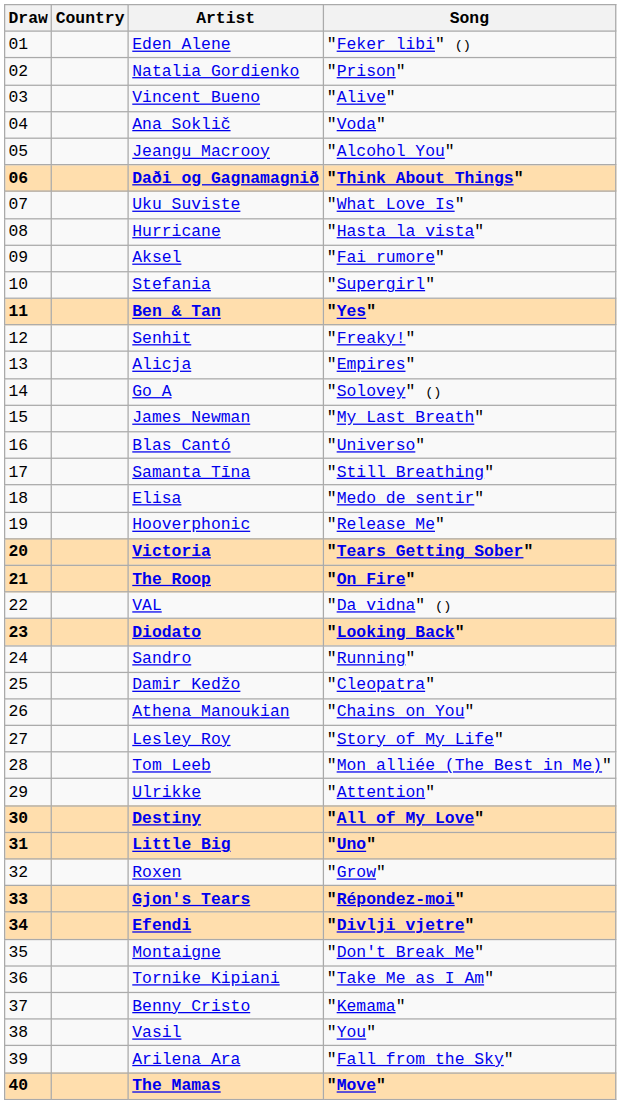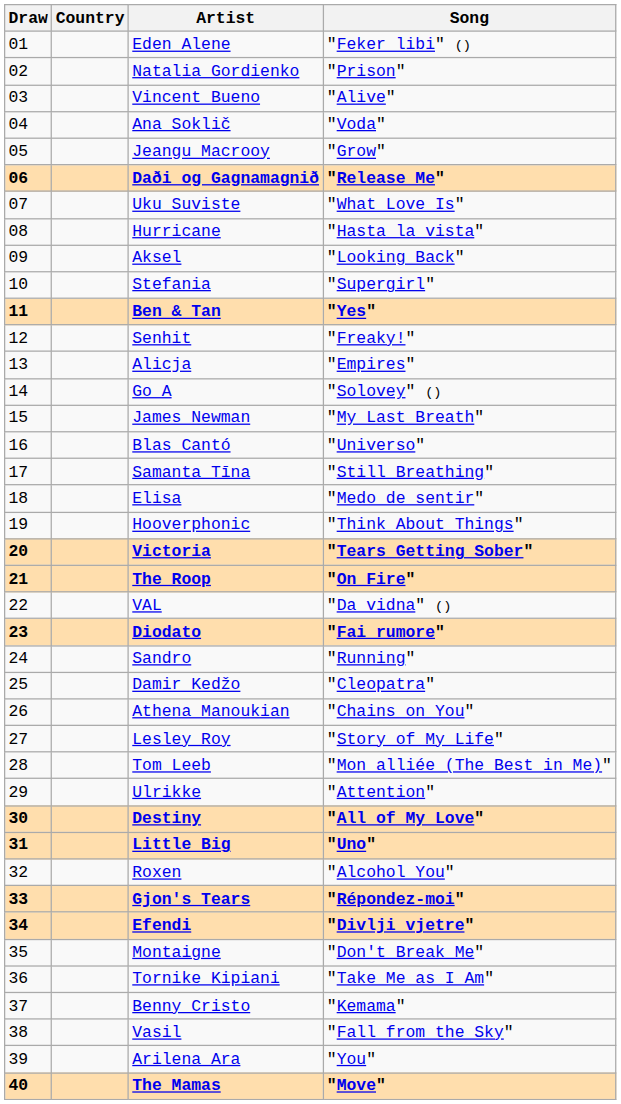(391, 151) "Alcohol You" -> (356, 151) "Grow"
(425, 178) "Think About Things" -> (386, 178) "Release Me"
(386, 258) "Fai rumore" -> (396, 258) "Looking Back"
(386, 525) "Release Me" -> (425, 525) "Think About Things"
(396, 632) "Looking Back" -> (386, 632) "Fai rumore"
(356, 872) "Grow" -> (391, 872) "Alcohol You"
(351, 1032) "You" -> (420, 1032) "Fall from the Sky"
(420, 1059) "Fall from the Sky" -> (351, 1059) "You"
